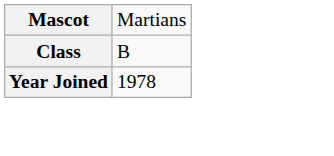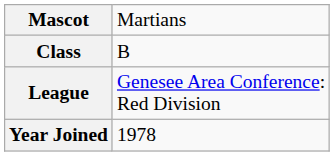+ row: (59, 92)
